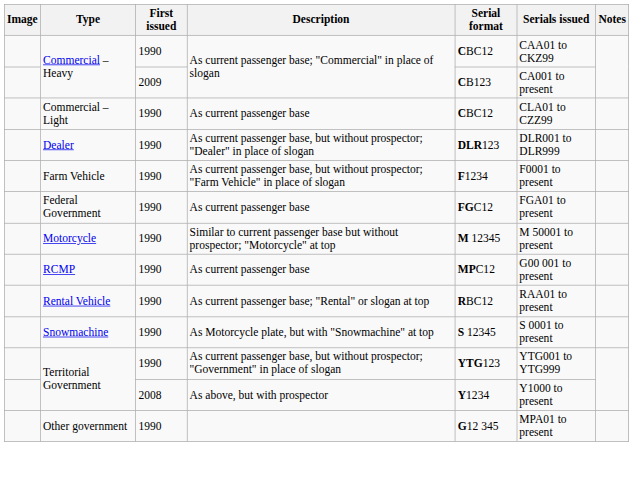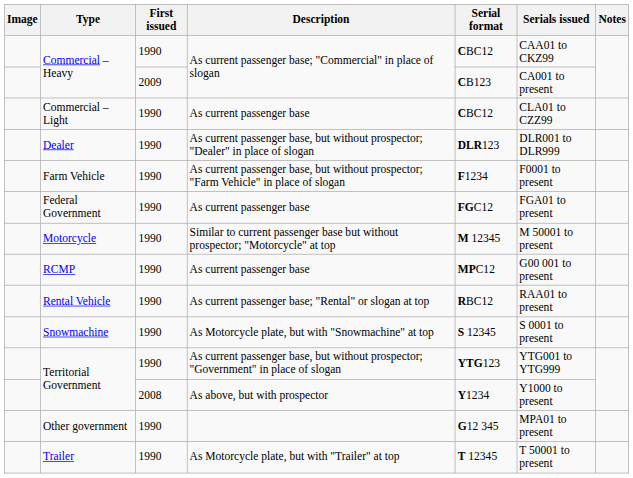+ row: (59, 457)
